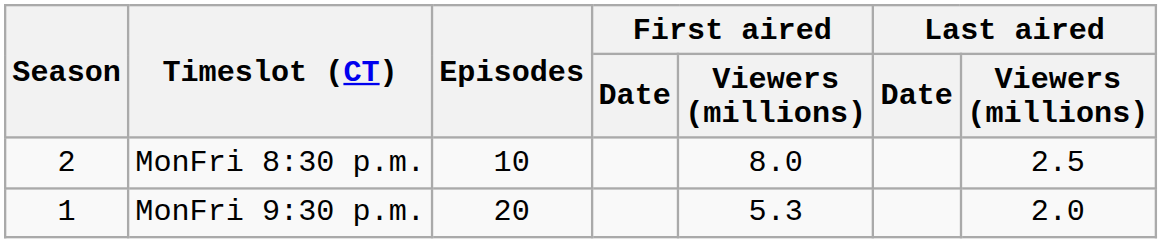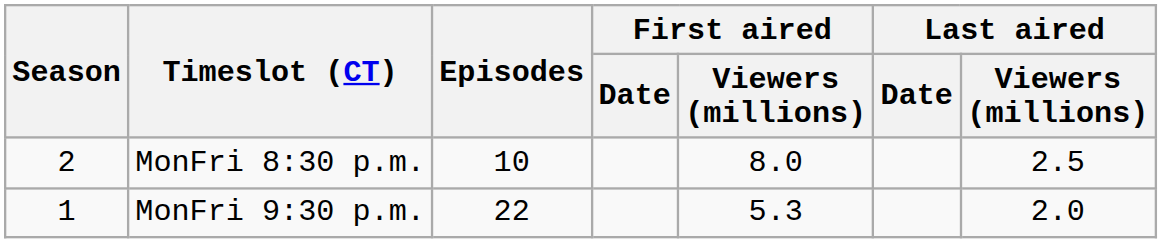(512, 212) 20 -> (512, 212) 22
